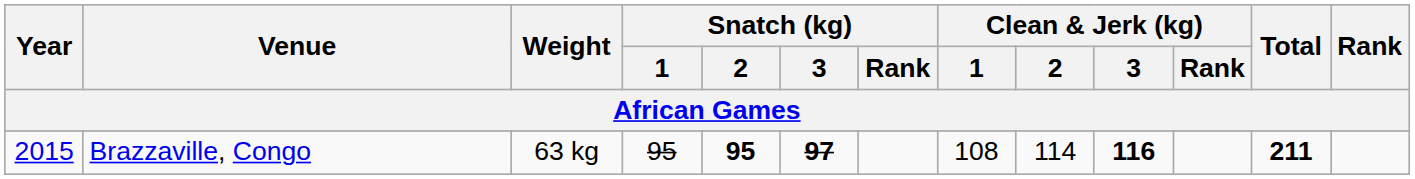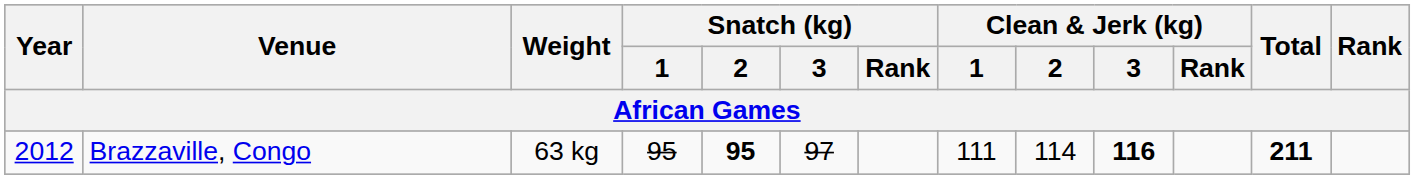(44, 151) 2015 -> (44, 151) 2012
(819, 151) bold -> (819, 151) normal
(976, 151) 108 -> (976, 151) 111
